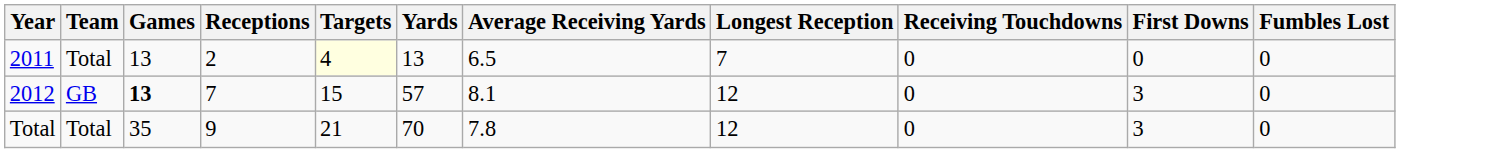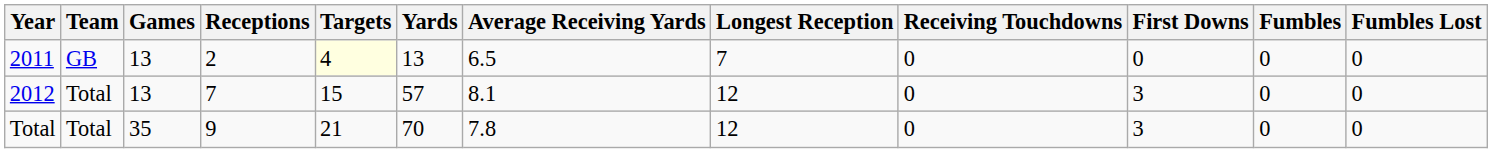+ column: (1300, 22)
(89, 57) Total -> (81, 57) GB
(81, 93) GB -> (89, 93) Total
(140, 93) bold -> (140, 93) normal
